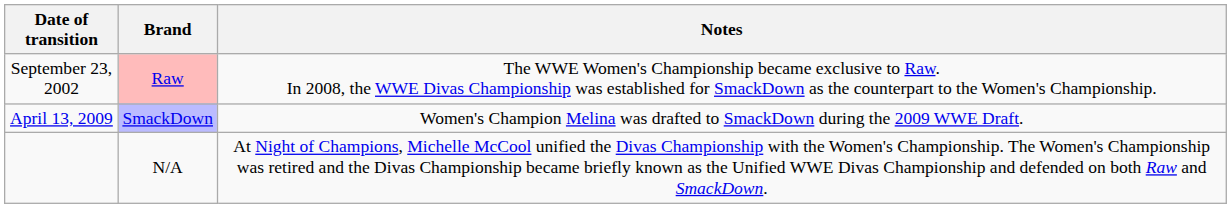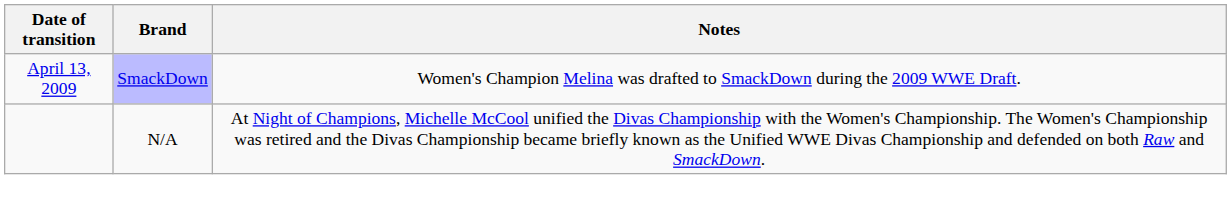- row: (61, 78)
